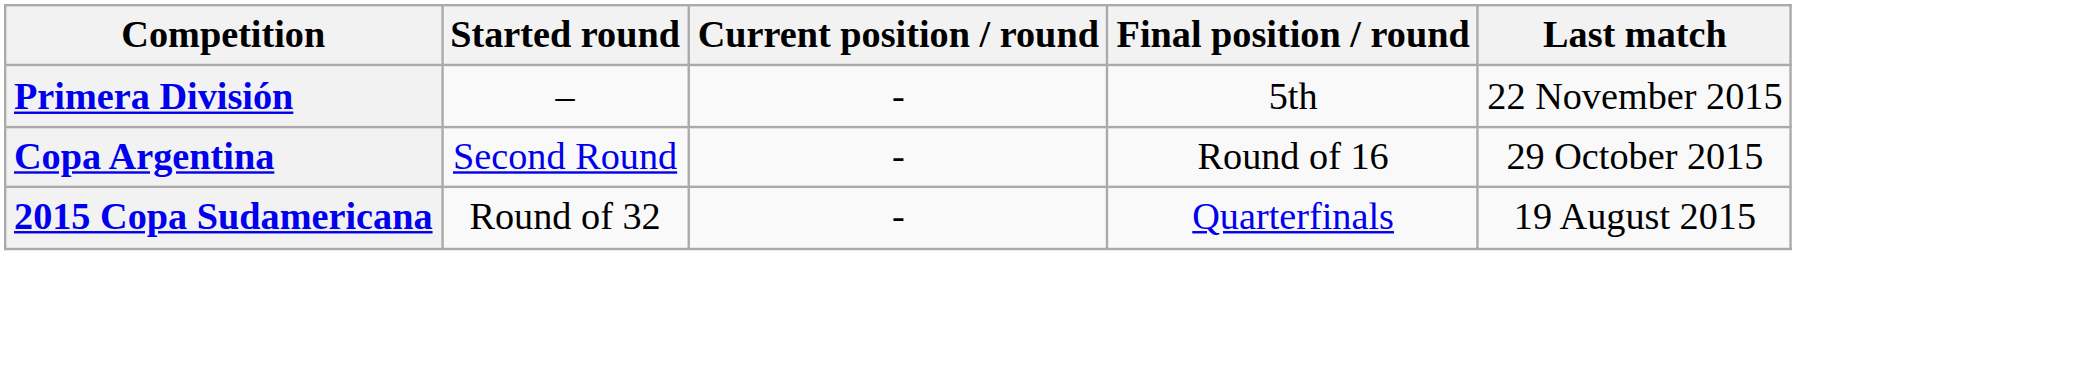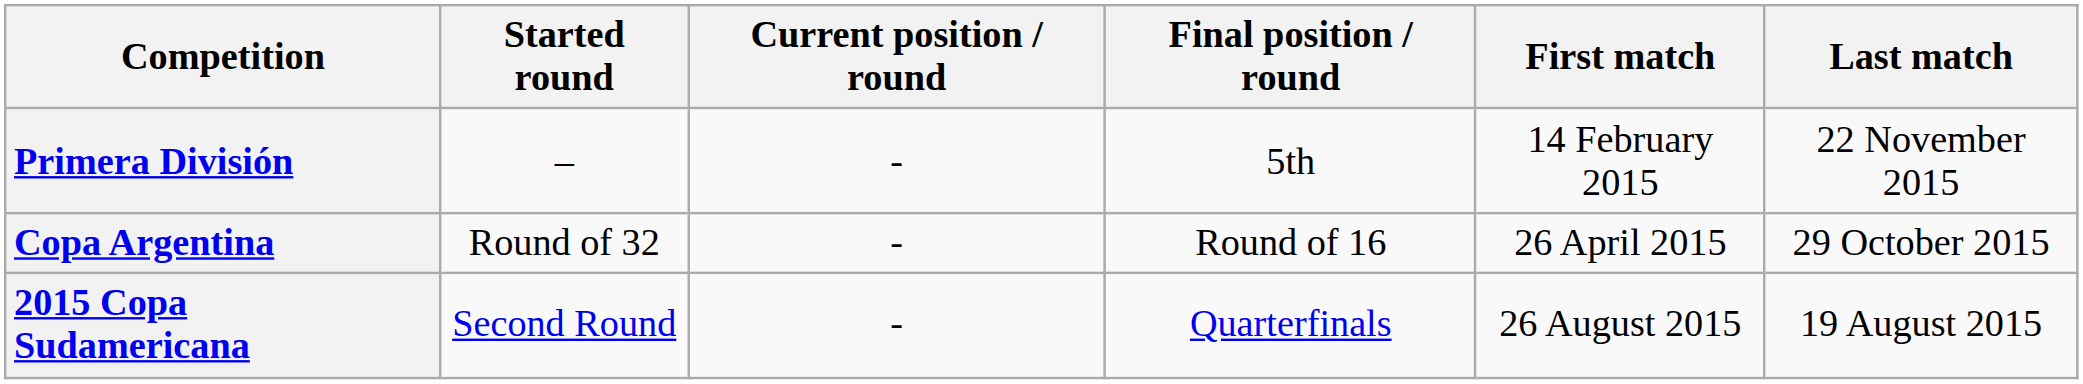+ column: (1620, 56)
(565, 156) Second Round -> (564, 242) Round of 32
(565, 216) Round of 32 -> (564, 324) Second Round
